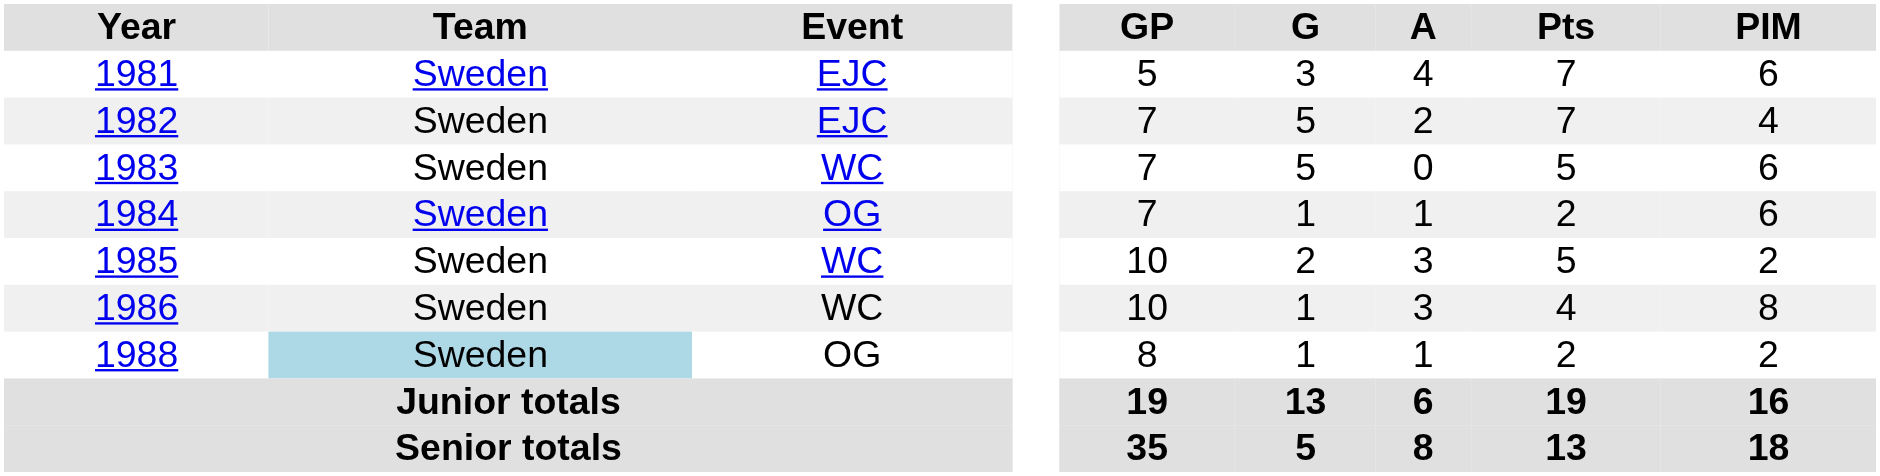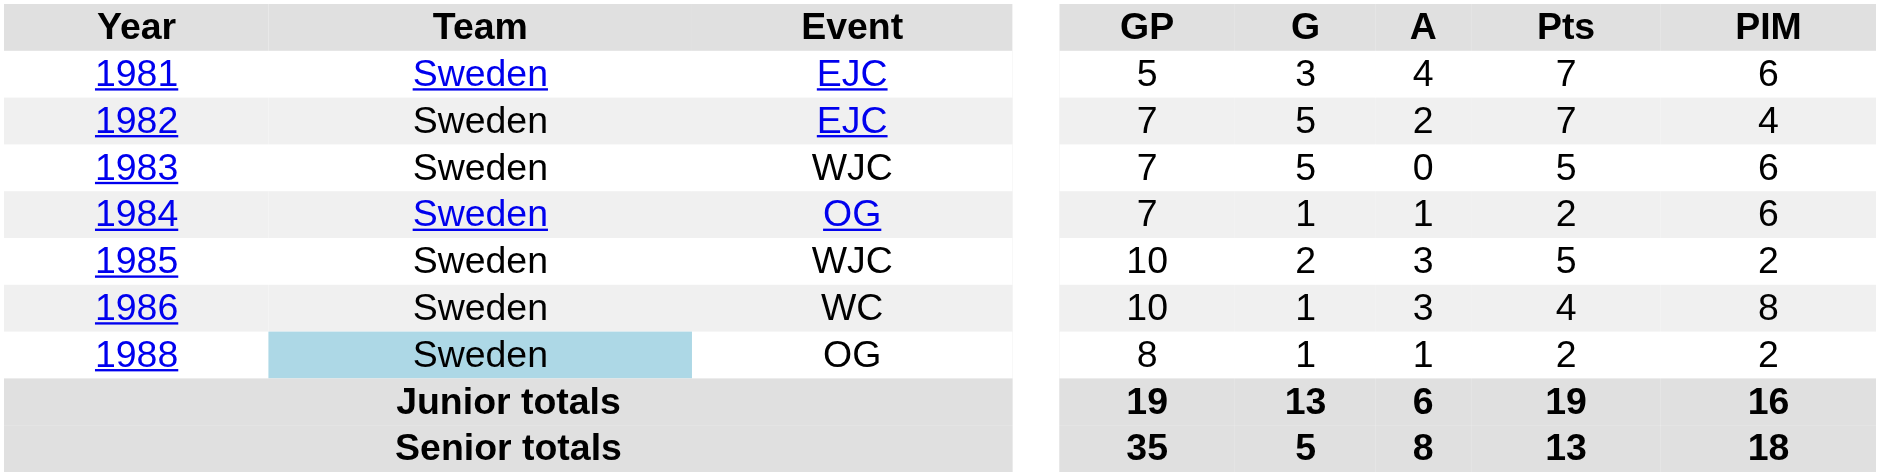(852, 167) WC -> (852, 167) WJC
(852, 260) WC -> (852, 260) WJC
